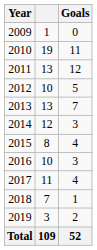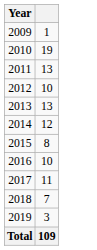- column: (75, 13)
